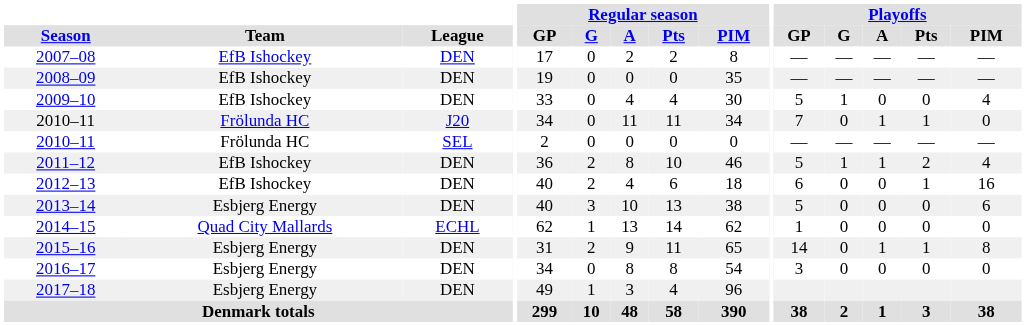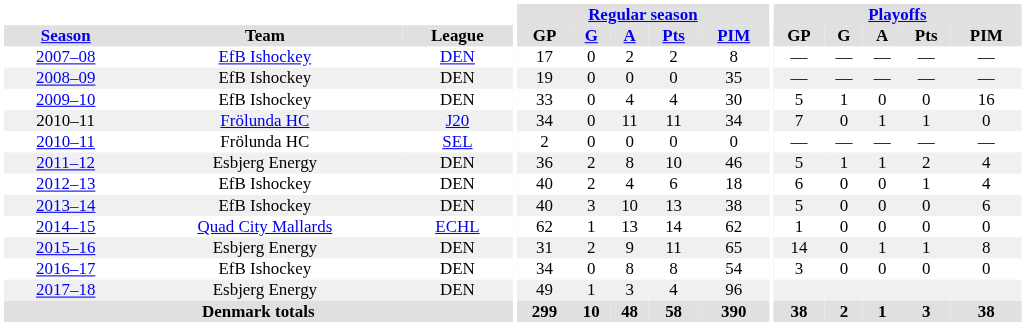(986, 99) 4 -> (986, 99) 16
(265, 162) EfB Ishockey -> (265, 162) Esbjerg Energy
(986, 184) 16 -> (986, 184) 4
(265, 205) Esbjerg Energy -> (265, 205) EfB Ishockey
(265, 268) Esbjerg Energy -> (265, 268) EfB Ishockey
